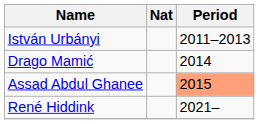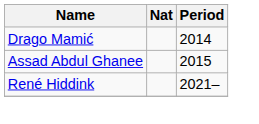- row: (54, 38)
(196, 84) lightsalmon background -> (196, 61) no background
